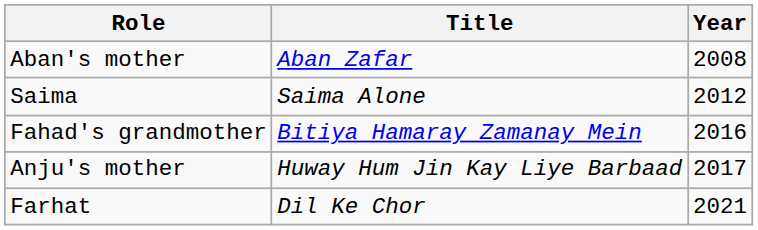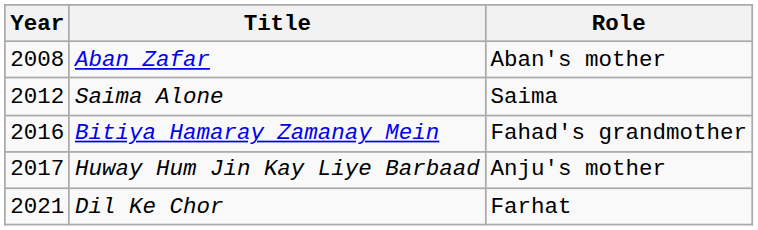columns swapped: (720, 23) <-> (138, 23)
